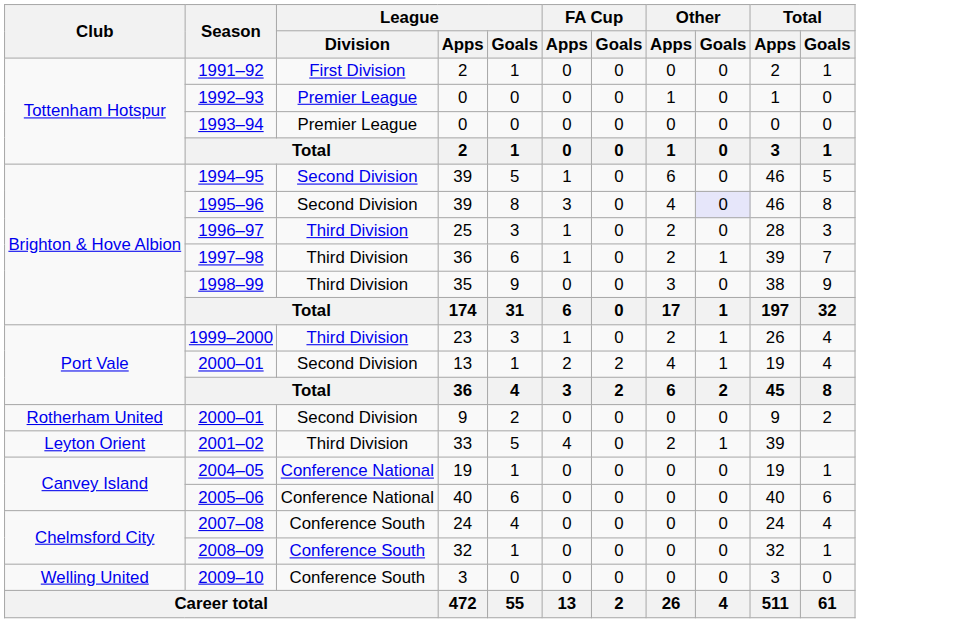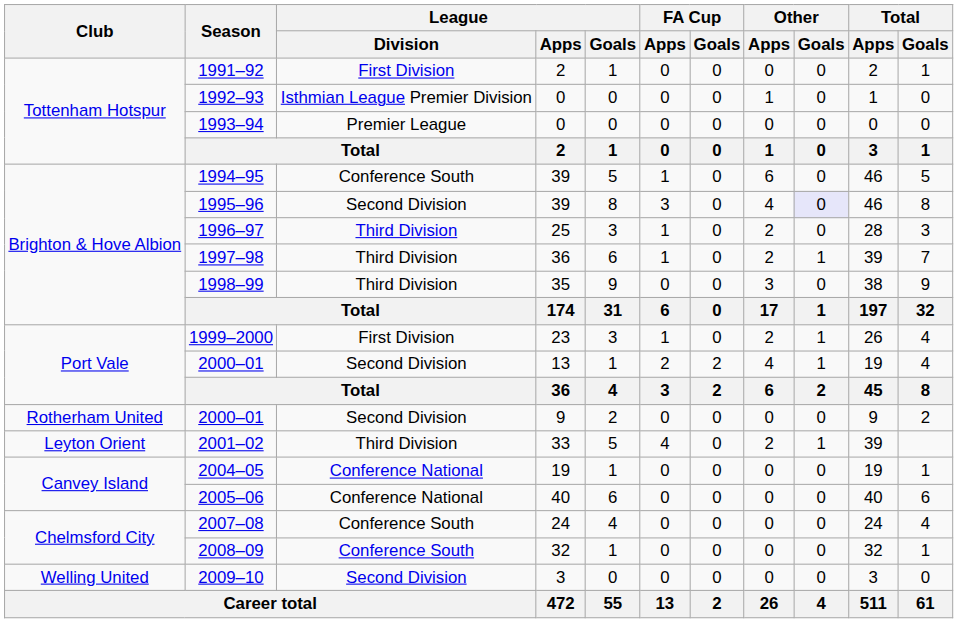(357, 97) Premier League -> (406, 97) Isthmian League Premier Division
(357, 177) Second Division -> (406, 177) Conference South
(357, 337) Third Division -> (406, 337) First Division
(357, 577) Conference South -> (406, 577) Second Division
